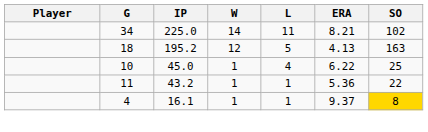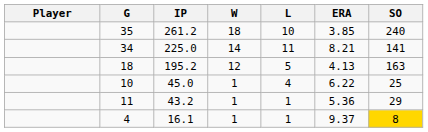+ row: (181, 31)
(396, 31) 102 -> (396, 48) 141
(396, 84) 22 -> (396, 101) 29
